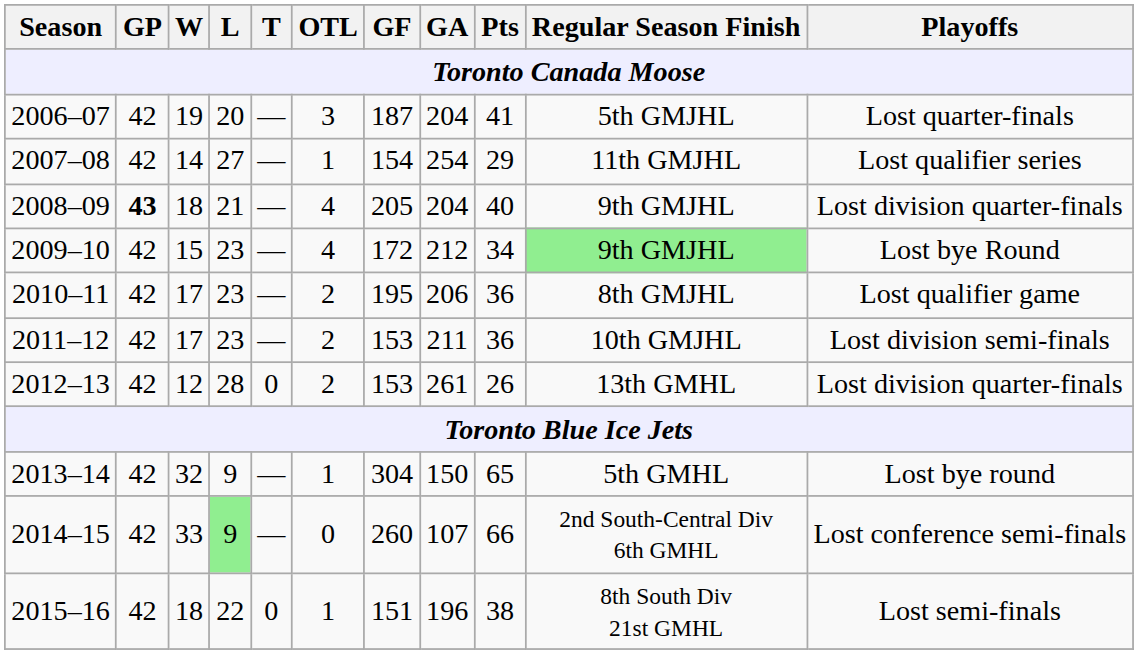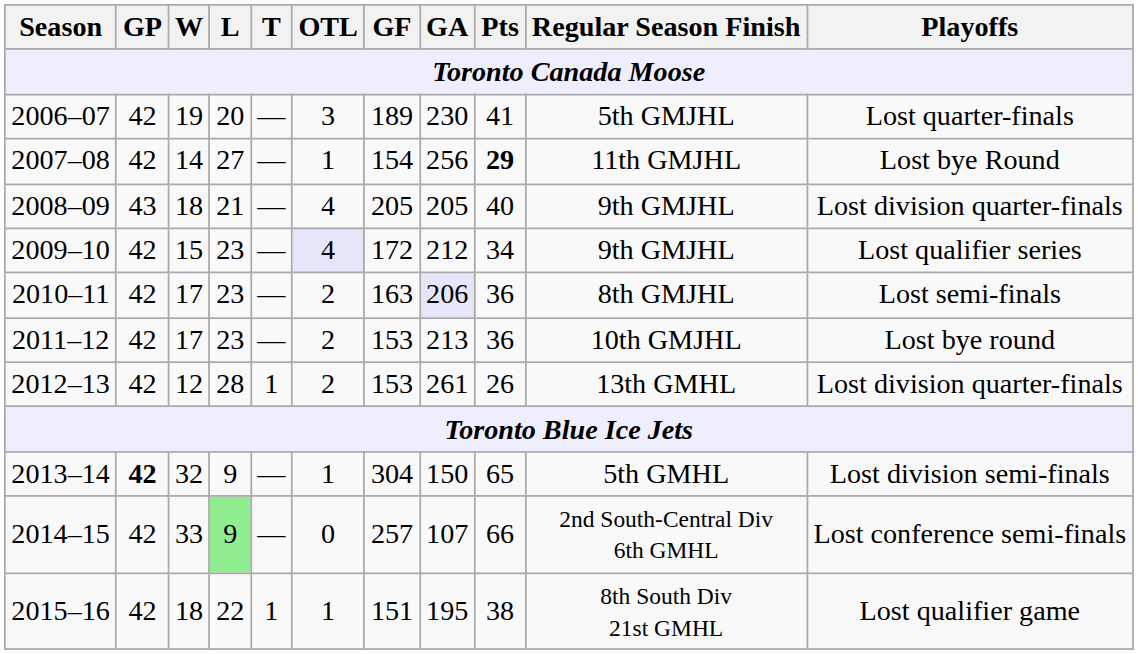(392, 116) 187 -> (392, 116) 189
(447, 116) 204 -> (447, 116) 230
(447, 160) 254 -> (447, 160) 256
(500, 160) normal -> (500, 160) bold
(970, 160) Lost qualifier series -> (970, 160) Lost bye Round
(142, 205) bold -> (142, 205) normal
(447, 205) 204 -> (447, 205) 205
(328, 250) no background -> (328, 250) lavender background
(666, 250) lightgreen background -> (666, 250) no background
(970, 250) Lost bye Round -> (970, 250) Lost qualifier series
(392, 294) 195 -> (392, 294) 163
(447, 294) no background -> (447, 294) lavender background
(970, 294) Lost qualifier game -> (970, 294) Lost semi-finals
(447, 339) 211 -> (447, 339) 213
(970, 339) Lost division semi-finals -> (970, 339) Lost bye round
(271, 384) 0 -> (271, 384) 1
(142, 473) normal -> (142, 473) bold
(970, 473) Lost bye round -> (970, 473) Lost division semi-finals
(392, 533) 260 -> (392, 533) 257
(271, 610) 0 -> (271, 610) 1
(447, 610) 196 -> (447, 610) 195
(970, 610) Lost semi-finals -> (970, 610) Lost qualifier game
